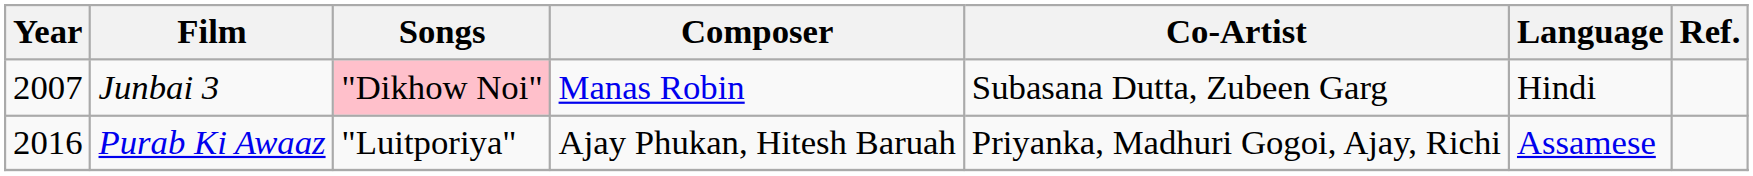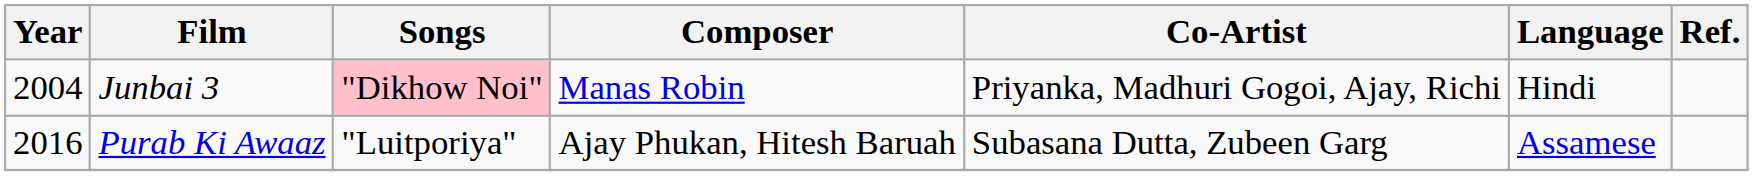(48, 87) 2007 -> (48, 87) 2004
(1180, 87) Subasana Dutta, Zubeen Garg -> (1236, 87) Priyanka, Madhuri Gogoi, Ajay, Richi
(1236, 142) Priyanka, Madhuri Gogoi, Ajay, Richi -> (1180, 142) Subasana Dutta, Zubeen Garg
